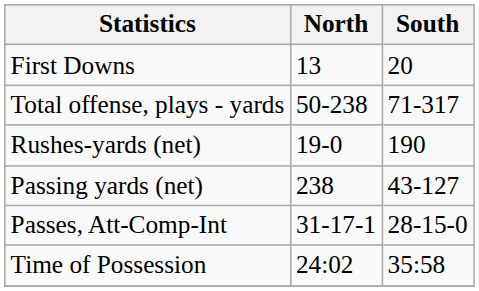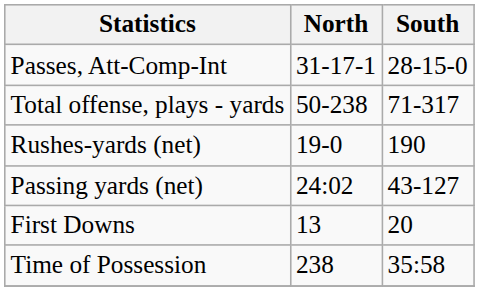rows swapped: (73, 64) <-> (119, 225)
(315, 184) 238 -> (325, 184) 24:02
(325, 265) 24:02 -> (315, 265) 238
